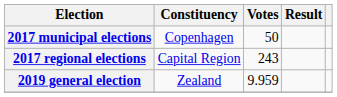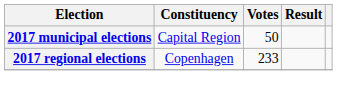(199, 37) Copenhagen -> (199, 37) Capital Region
(199, 59) Capital Region -> (199, 59) Copenhagen
(268, 59) 243 -> (268, 59) 233
- row: (79, 80)
